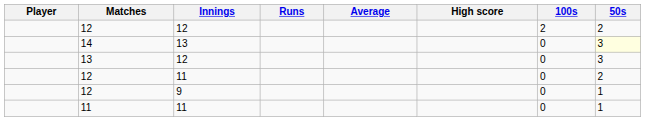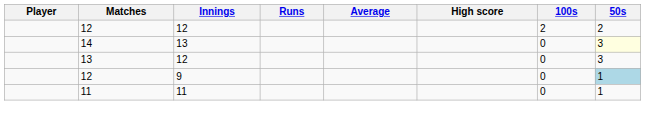- row: (86, 76)
(600, 92) no background -> (600, 76) lightblue background
